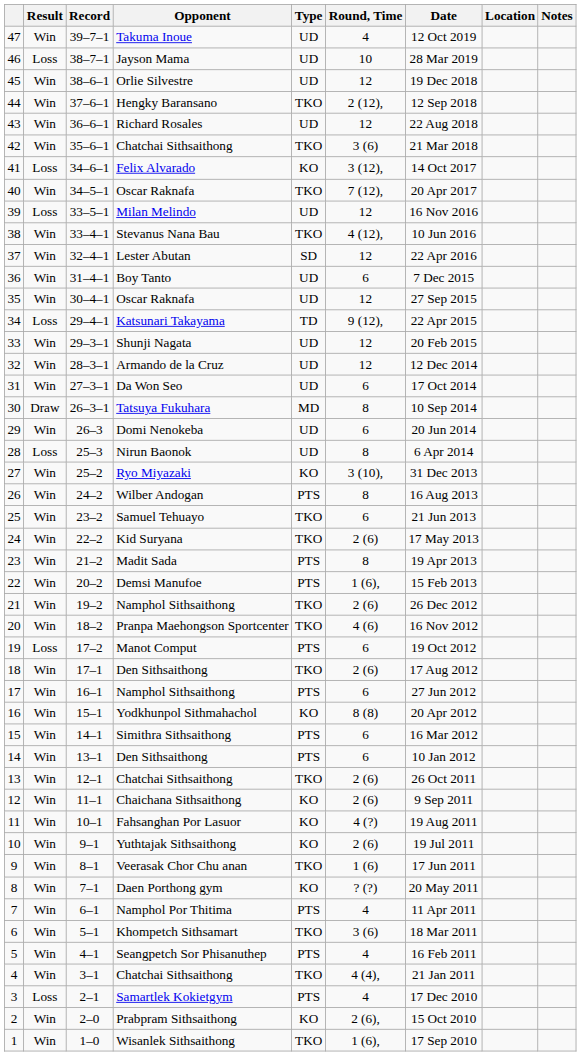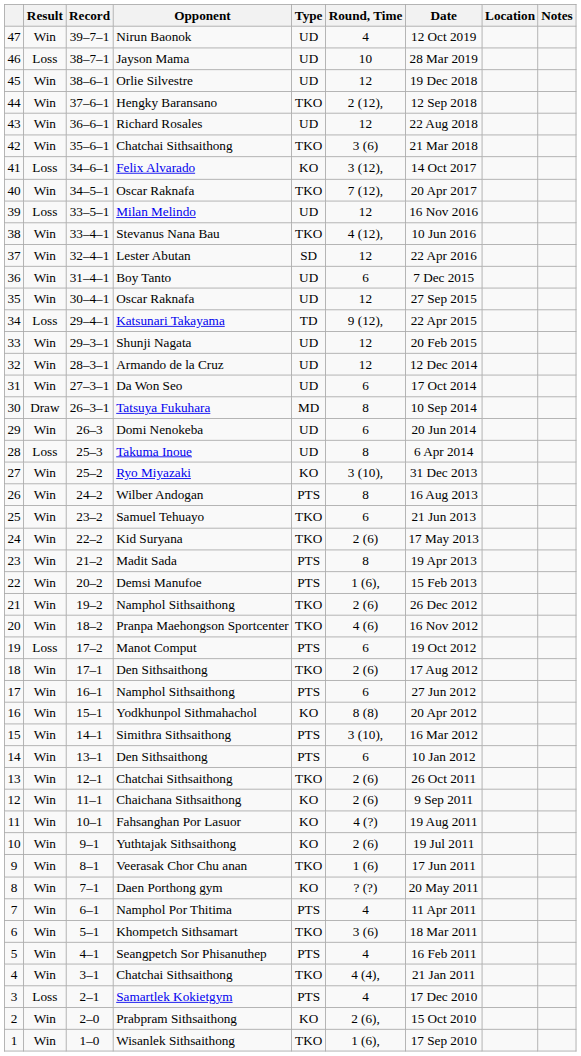(154, 37) Takuma Inoue -> (154, 37) Nirun Baonok
(154, 451) Nirun Baonok -> (154, 451) Takuma Inoue
(365, 735) 6 -> (365, 735) 3 (10),
